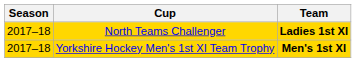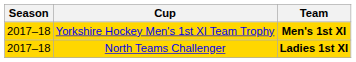rows swapped: (165, 48) <-> (165, 31)
